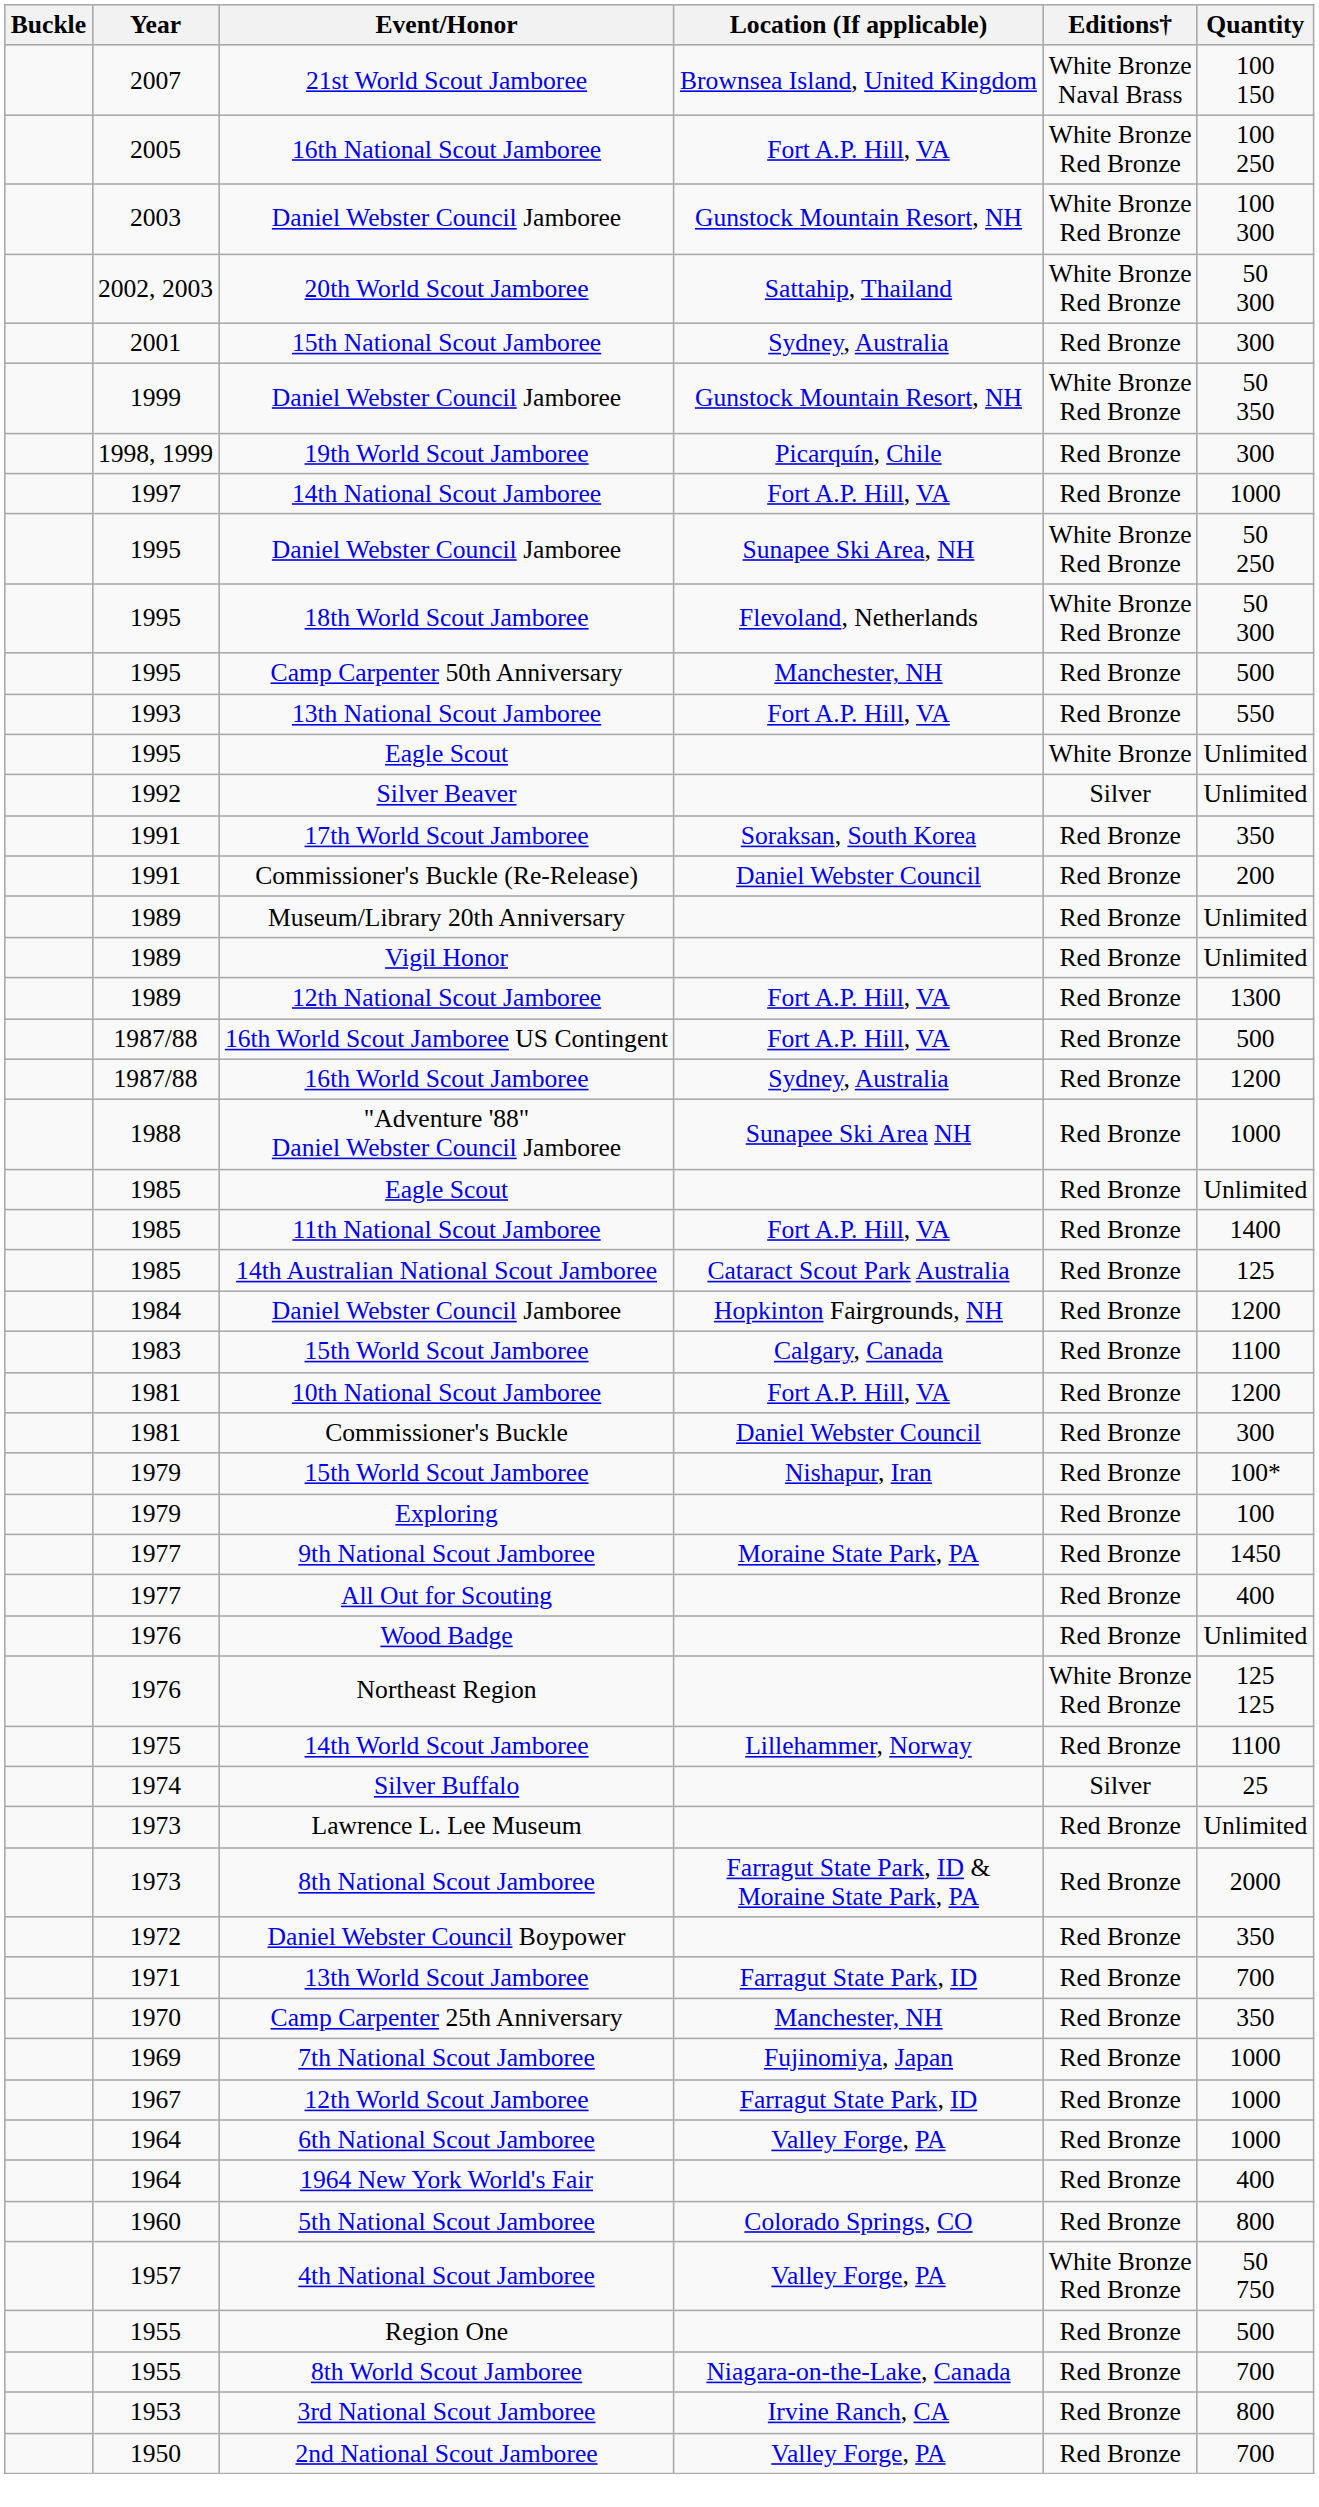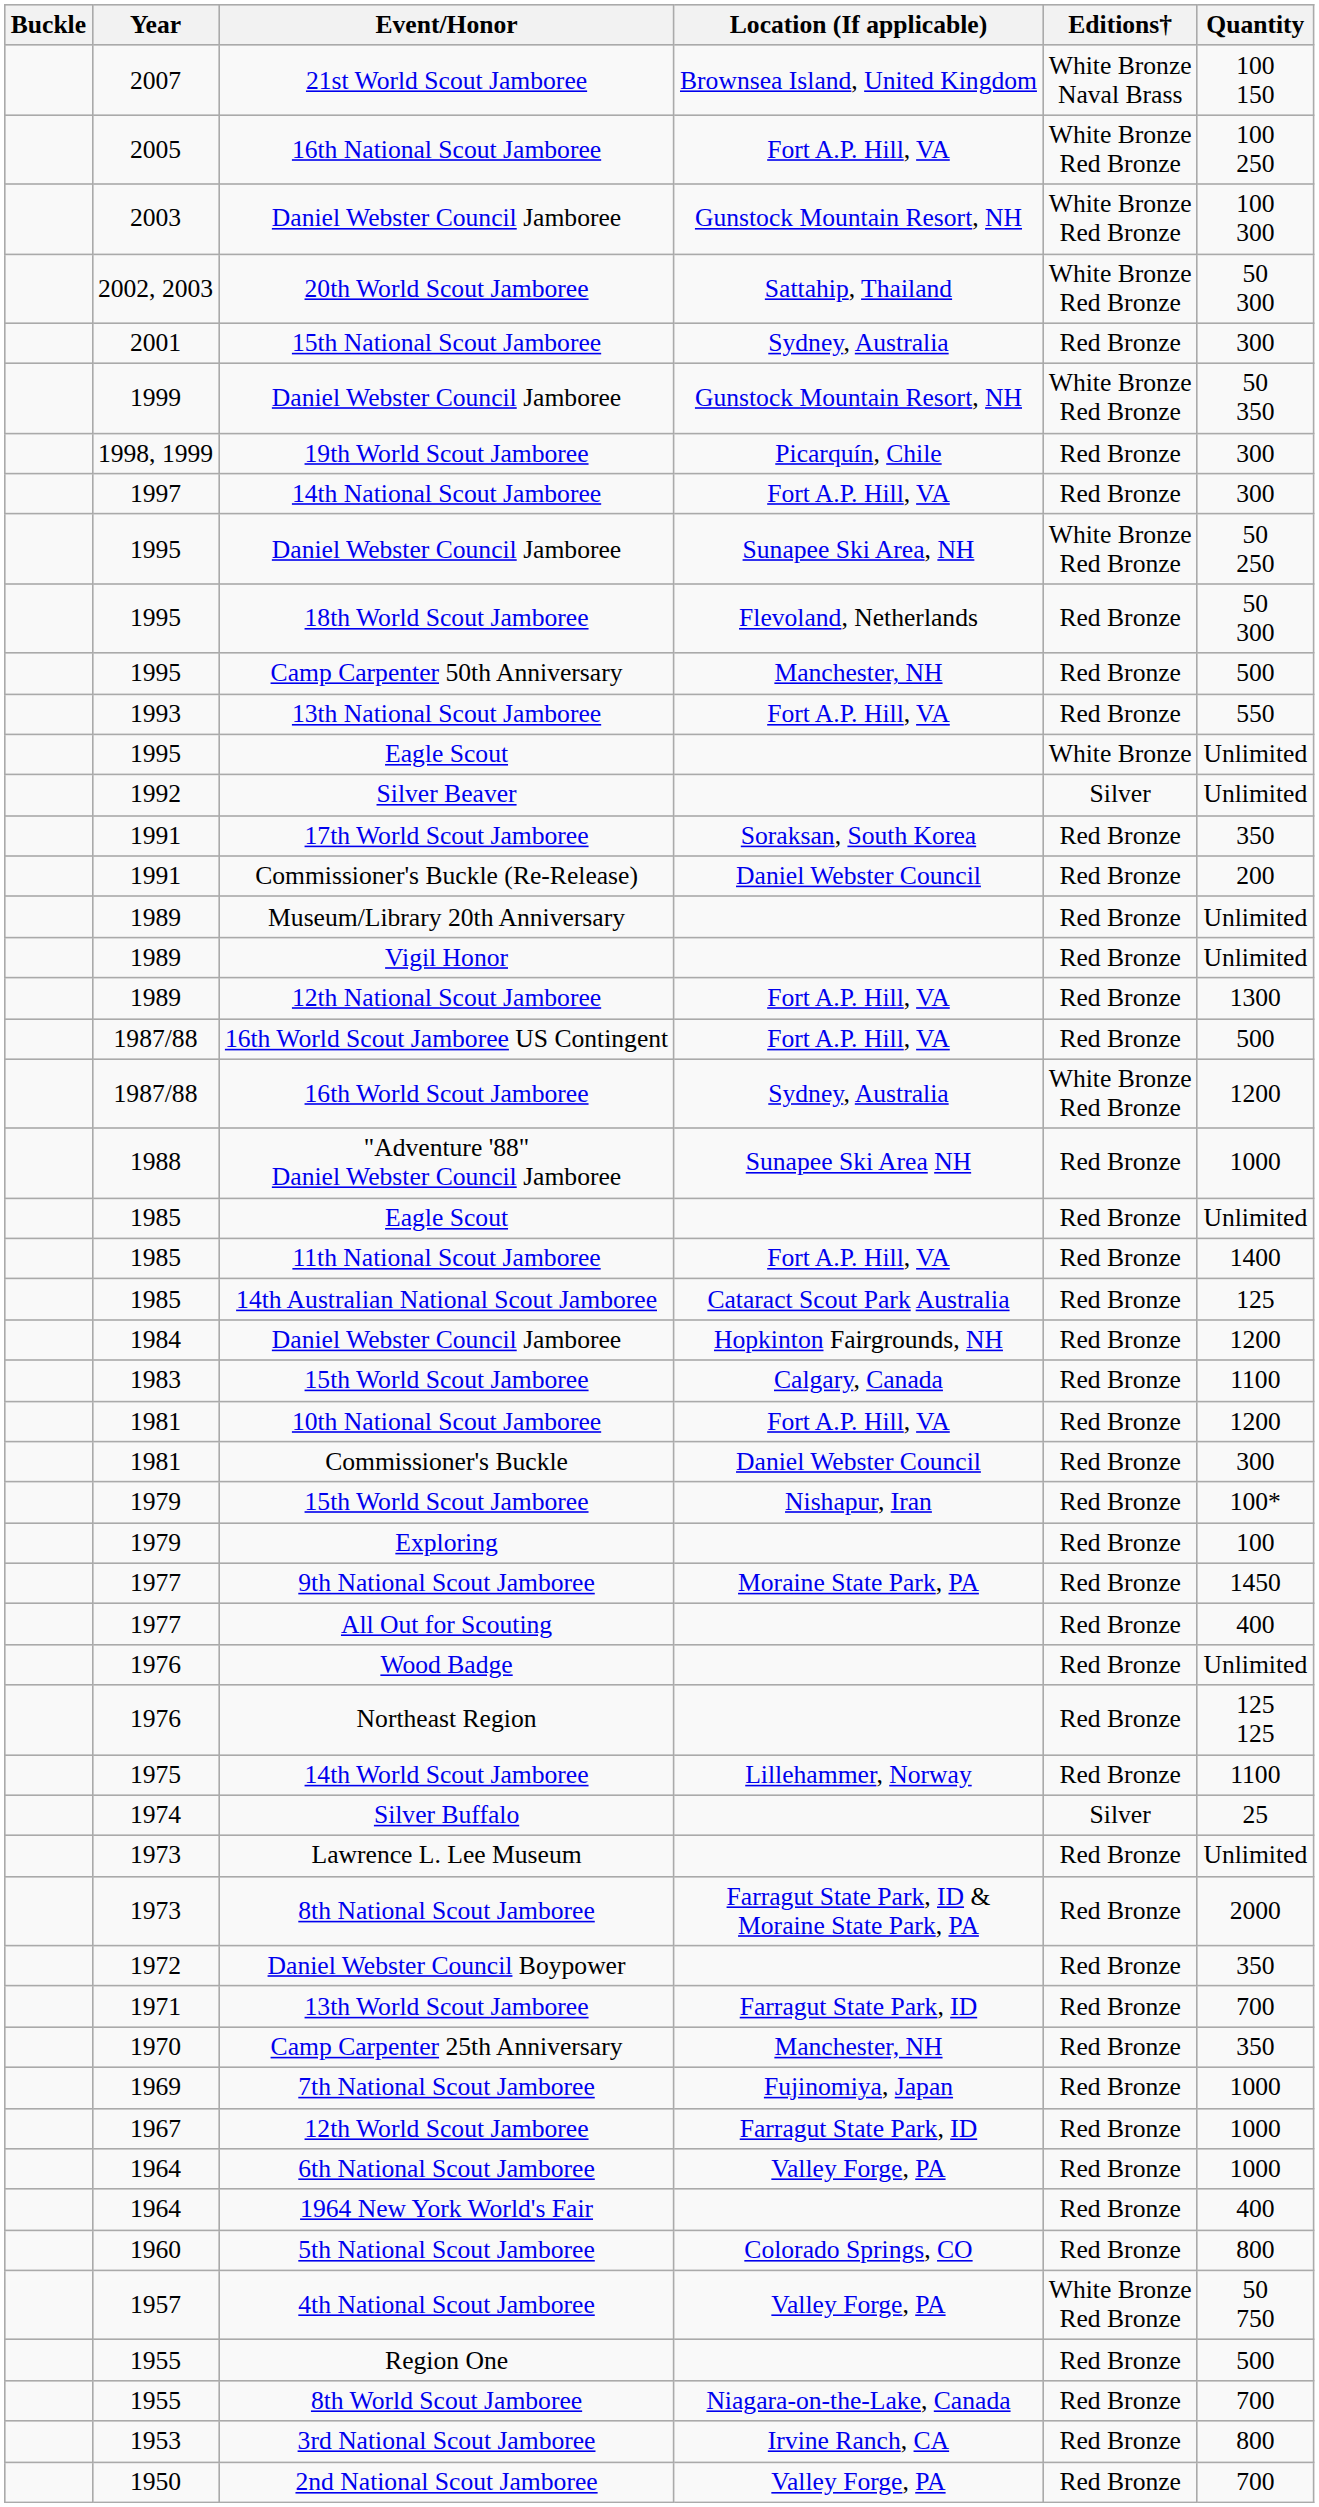(1255, 493) 1000 -> (1255, 493) 300
(1120, 618) White Bronze Red Bronze -> (1120, 618) Red Bronze
(1120, 1078) Red Bronze -> (1120, 1093) White Bronze Red Bronze
(1120, 1690) White Bronze Red Bronze -> (1120, 1719) Red Bronze
